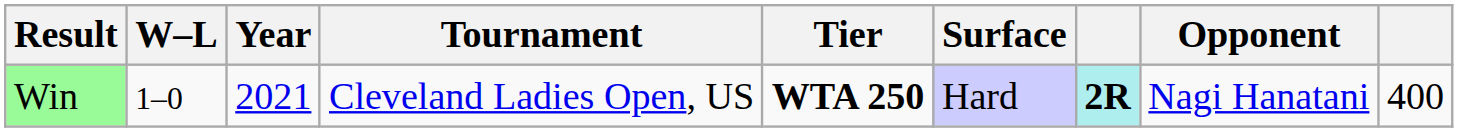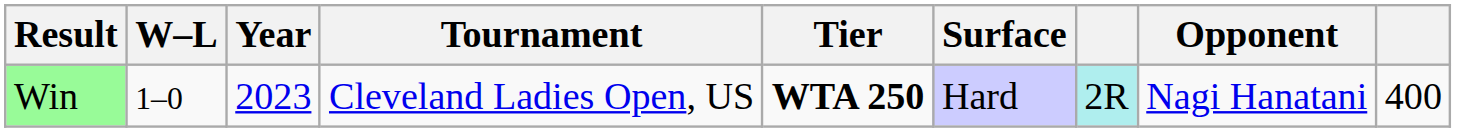(273, 95) 2021 -> (273, 95) 2023
(1108, 95) bold -> (1106, 95) normal
